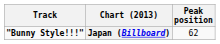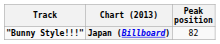(193, 33) 62 -> (193, 33) 82
